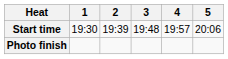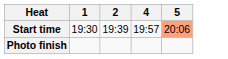- column: (146, 12)
(208, 29) no background -> (177, 29) lightsalmon background
